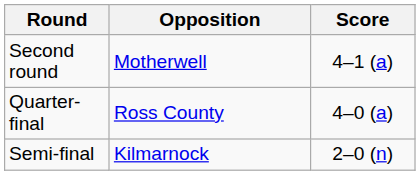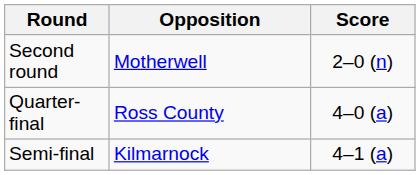(363, 60) 4–1 (a) -> (363, 60) 2–0 (n)
(363, 154) 2–0 (n) -> (363, 154) 4–1 (a)
